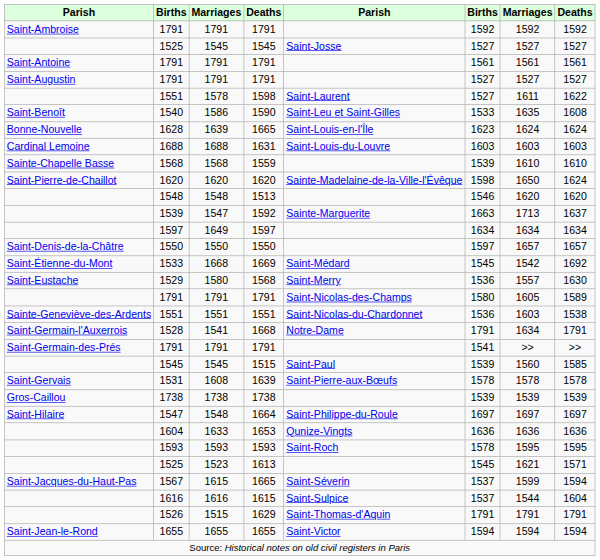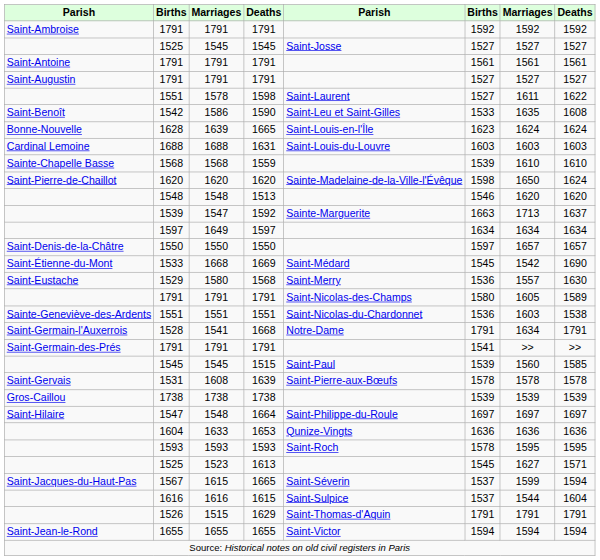(171, 113) 1540 -> (171, 113) 1542
(575, 264) 1692 -> (575, 264) 1690
(528, 465) 1621 -> (528, 465) 1627
